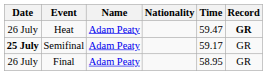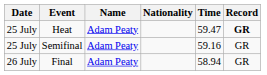(23, 29) 26 July -> (22, 29) 25 July
(23, 45) bold -> (22, 45) normal
(211, 45) 59.17 -> (209, 45) 59.16
(211, 62) 58.95 -> (209, 62) 58.94
